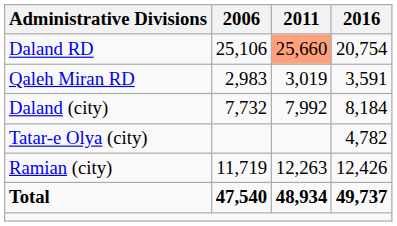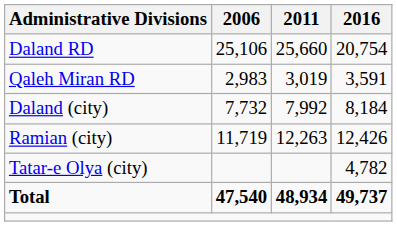(302, 49) lightsalmon background -> (302, 49) no background
rows swapped: (61, 167) <-> (78, 138)
